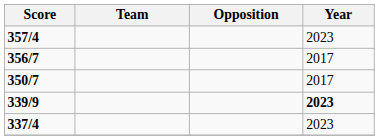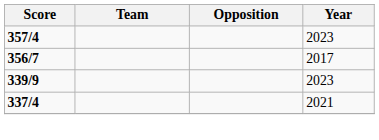- row: (23, 80)
(320, 102) bold -> (320, 80) normal
(320, 124) 2023 -> (320, 102) 2021
